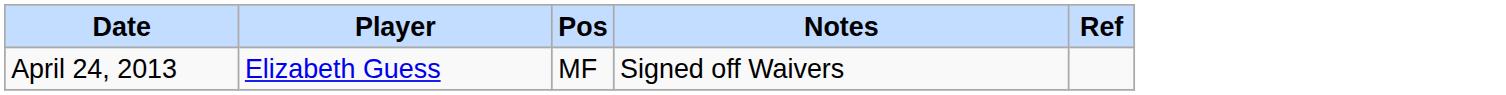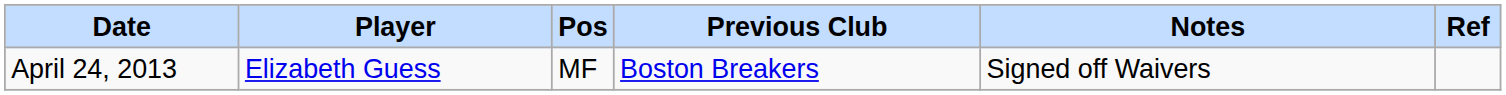+ column: (797, 26)
